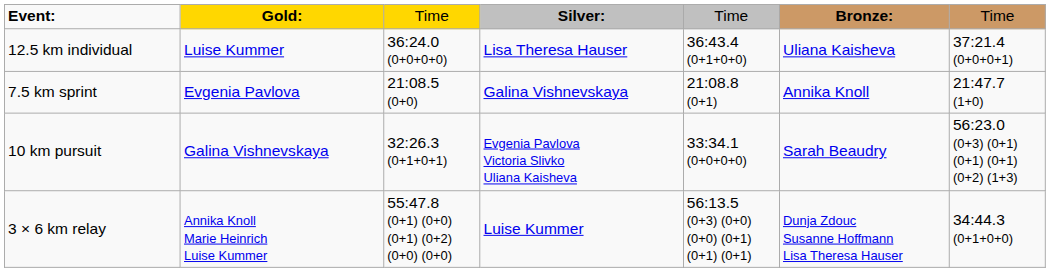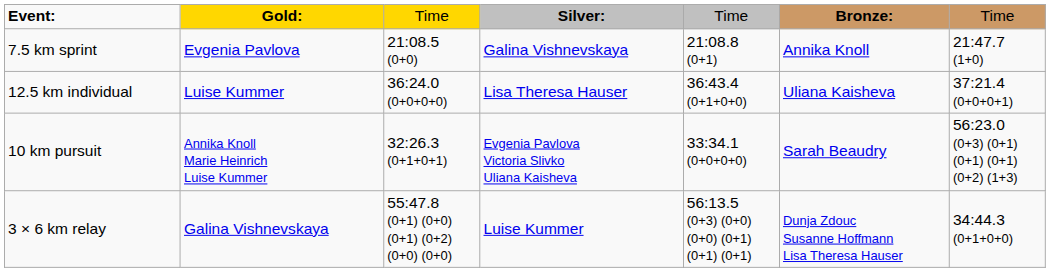rows swapped: (70, 50) <-> (52, 92)
(256, 151) Galina Vishnevskaya -> (226, 161) Annika Knoll Marie Heinrich Luise Kummer
(226, 238) Annika Knoll Marie Heinrich Luise Kummer -> (256, 228) Galina Vishnevskaya
